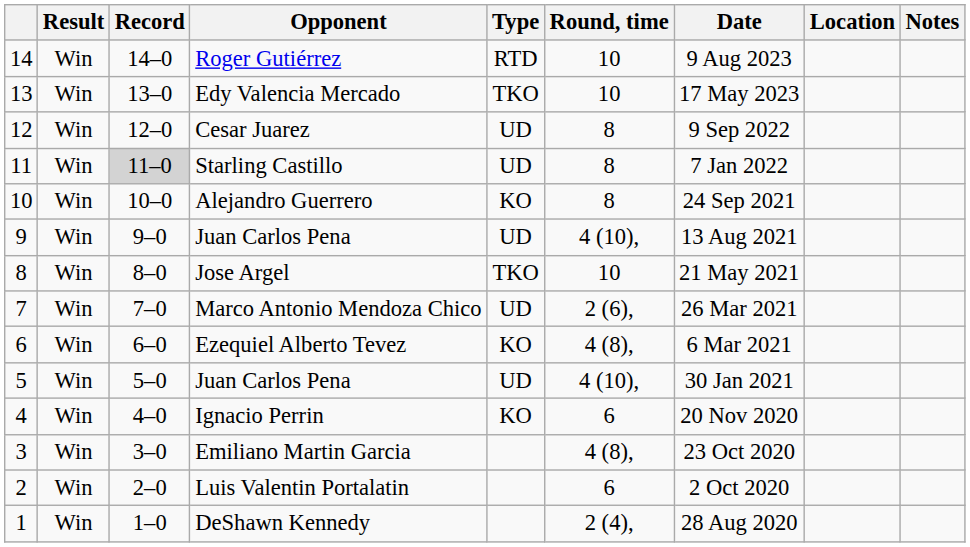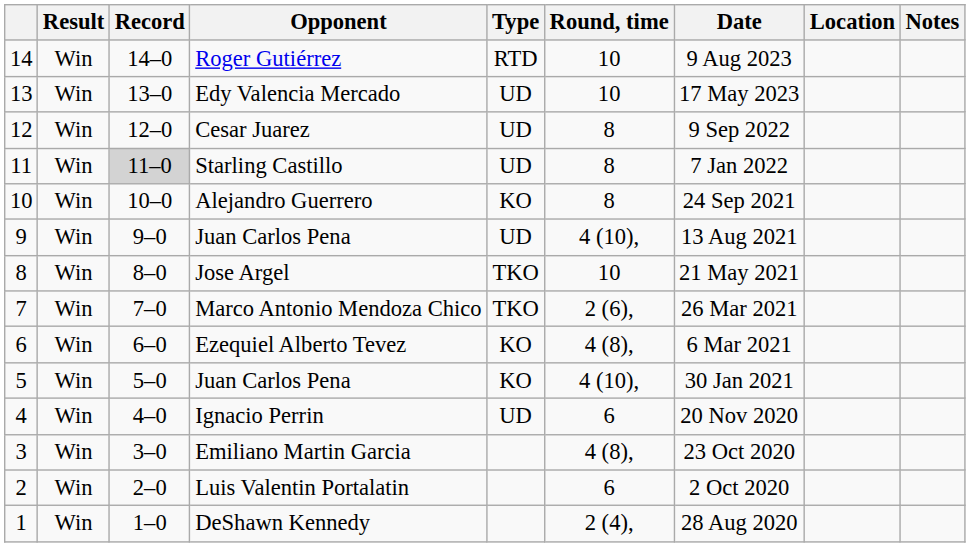(516, 93) TKO -> (516, 93) UD
(516, 308) UD -> (516, 308) TKO
(516, 380) UD -> (516, 380) KO
(516, 415) KO -> (516, 415) UD
